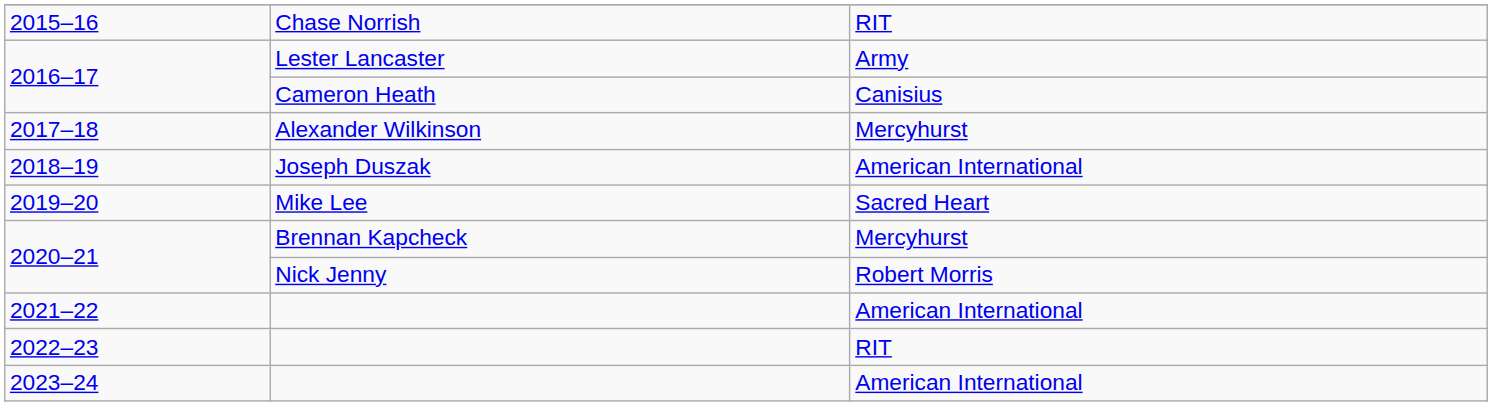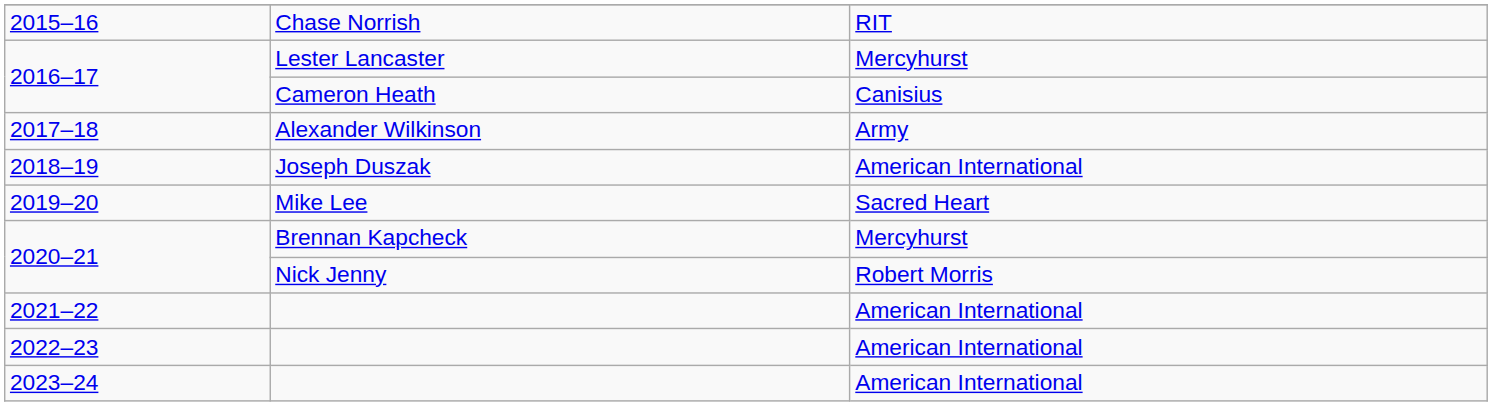(882, 58) Army -> (911, 58) Mercyhurst
(911, 130) Mercyhurst -> (882, 130) Army
(874, 346) RIT -> (969, 346) American International
